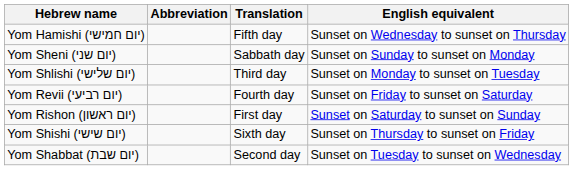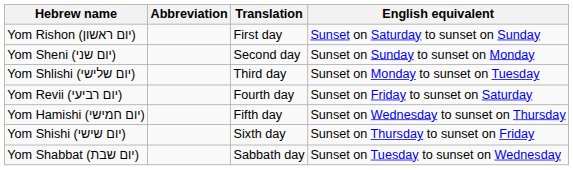rows swapped: (72, 114) <-> (76, 34)
(269, 54) Sabbath day -> (267, 54) Second day
(267, 154) Second day -> (269, 154) Sabbath day
